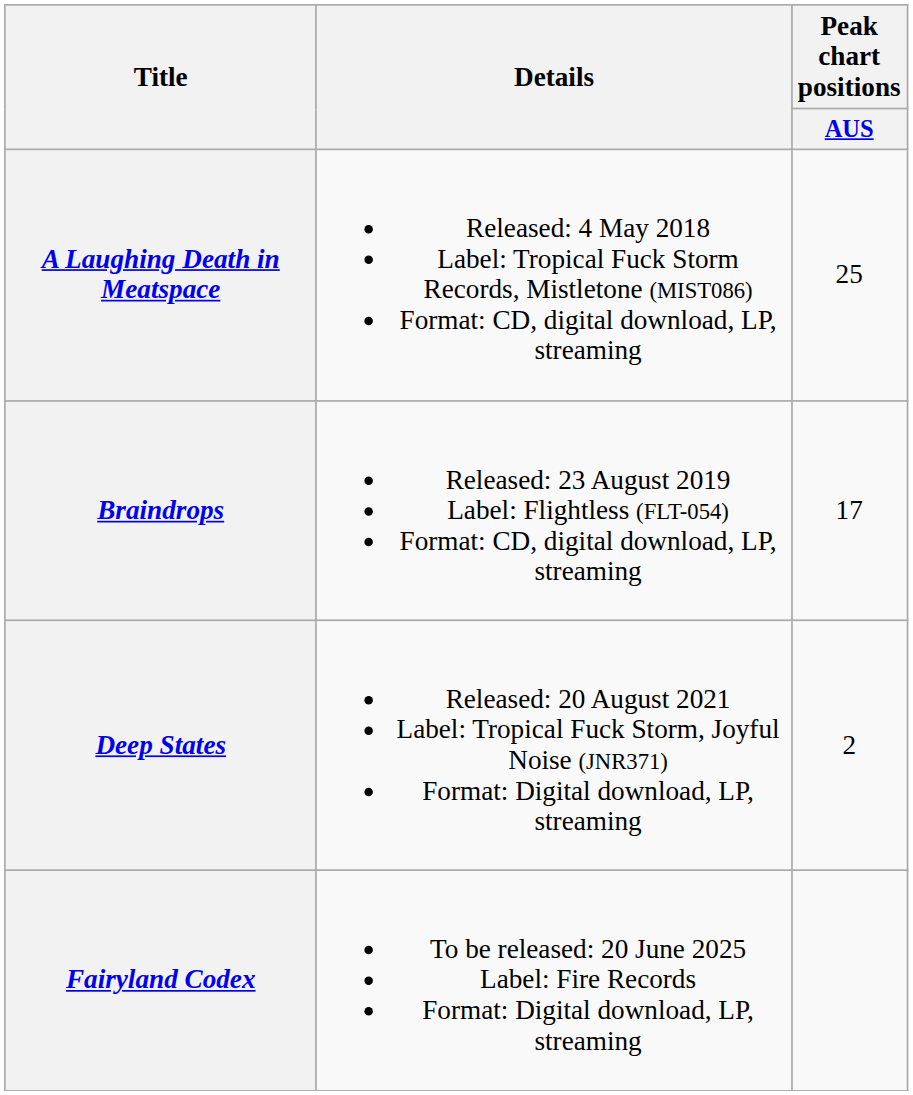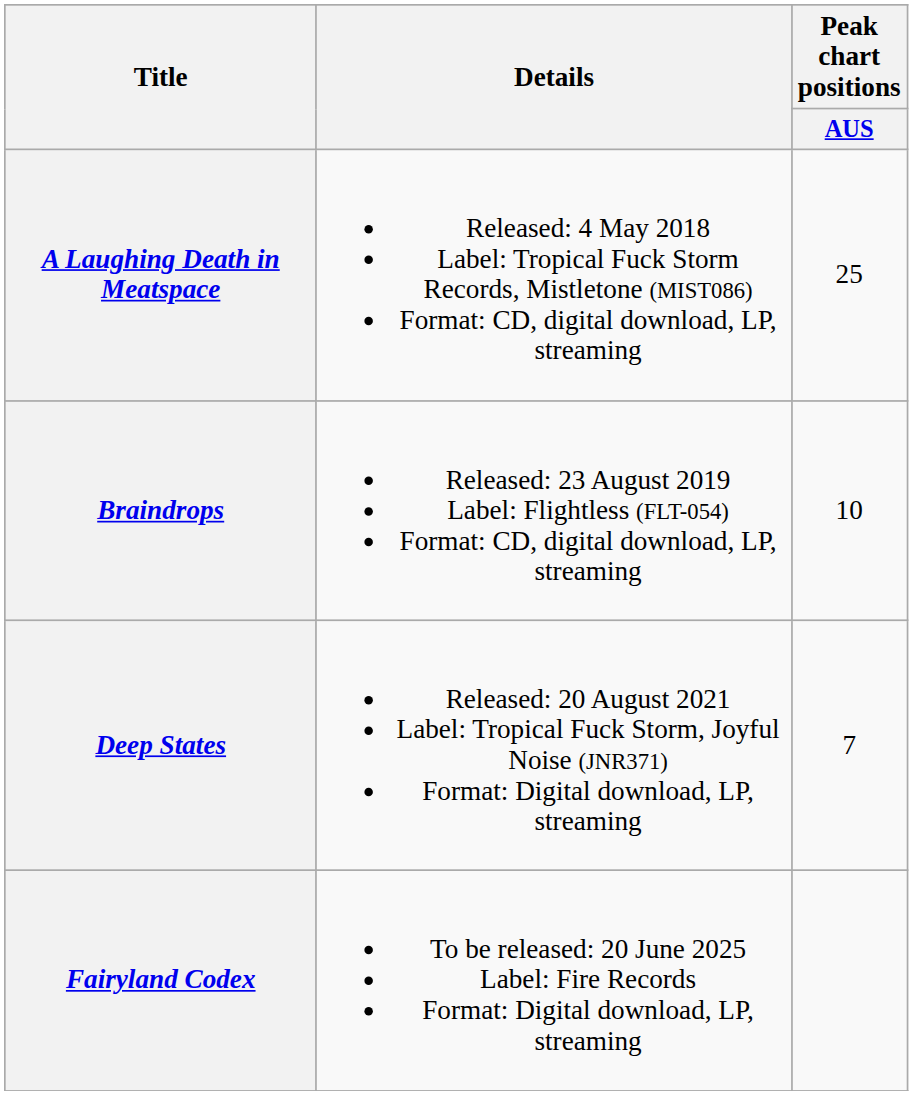(849, 509) 17 -> (849, 509) 10
(849, 744) 2 -> (849, 744) 7
